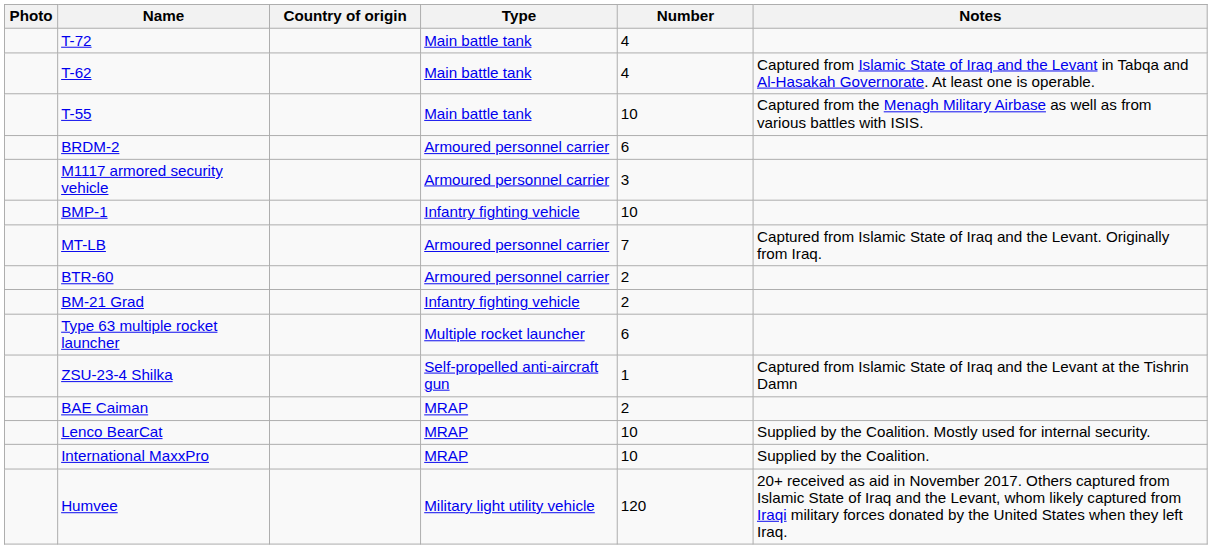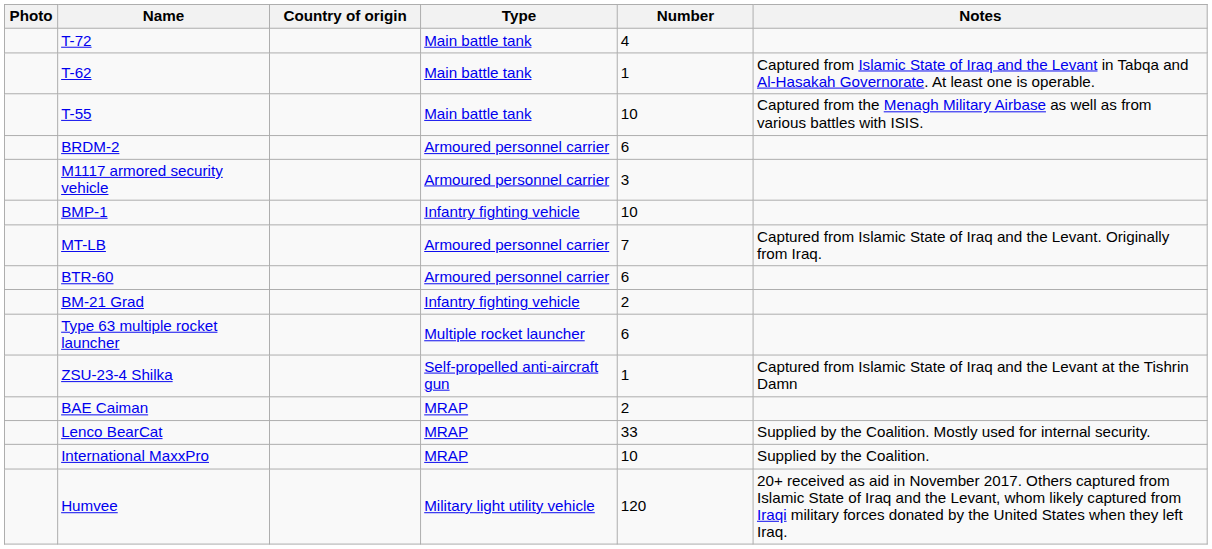(625, 73) 4 -> (625, 73) 1
(625, 277) 2 -> (625, 277) 6
(629, 432) 10 -> (629, 432) 33
